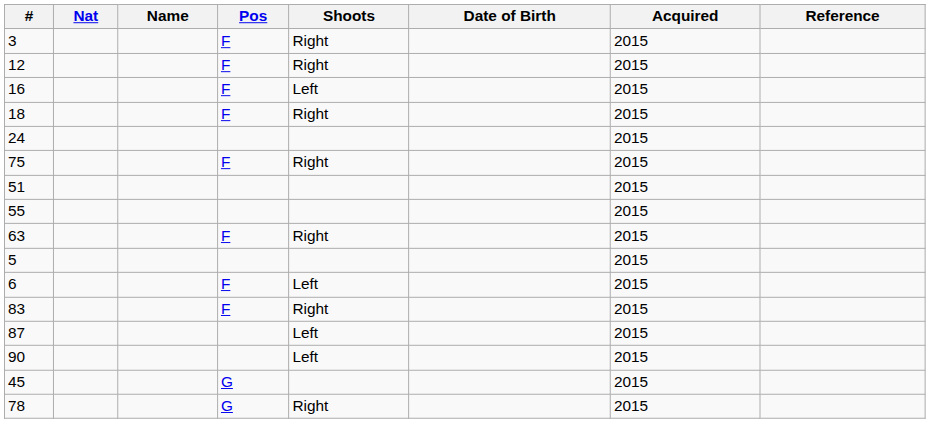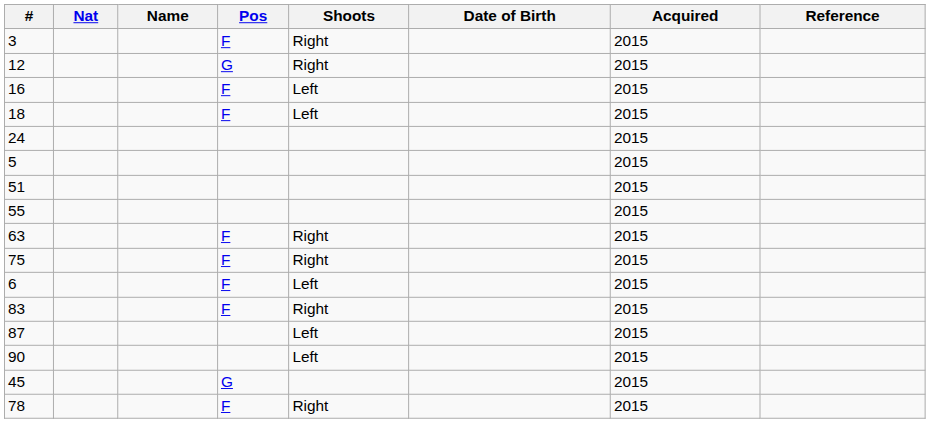(226, 65) F -> (227, 65) G
(310, 114) Right -> (305, 114) Left
rows swapped: (12, 260) <-> (17, 162)
(227, 406) G -> (226, 406) F
